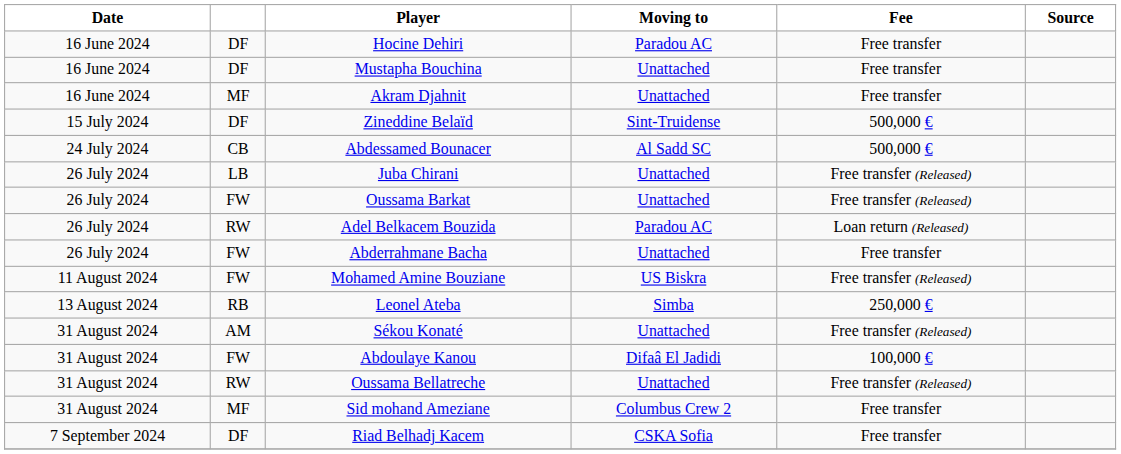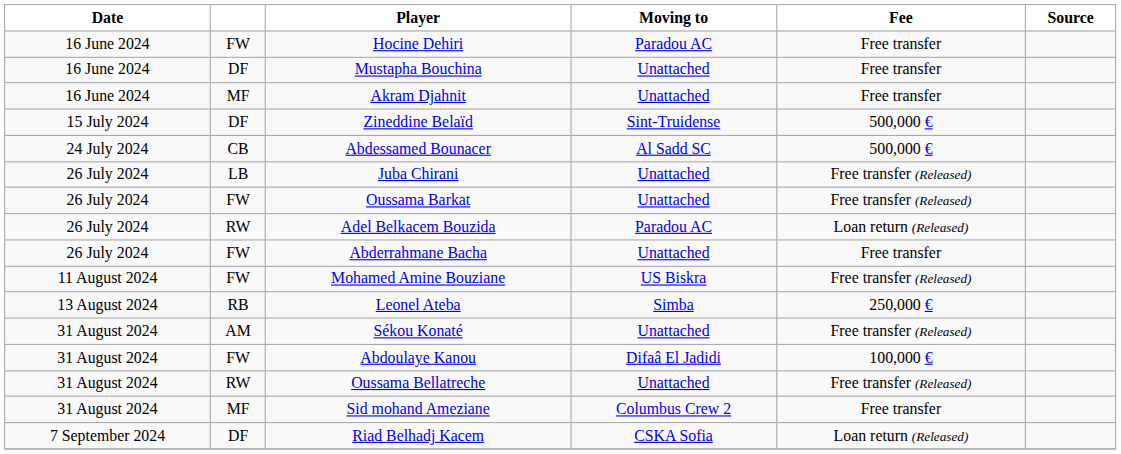(238, 44) DF -> (238, 44) FW
(901, 435) Free transfer -> (901, 435) Loan return (Released)
